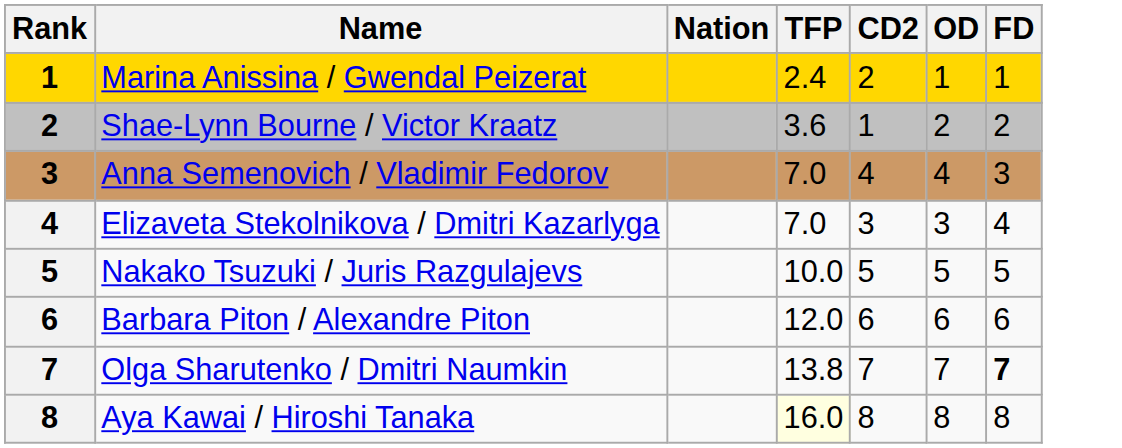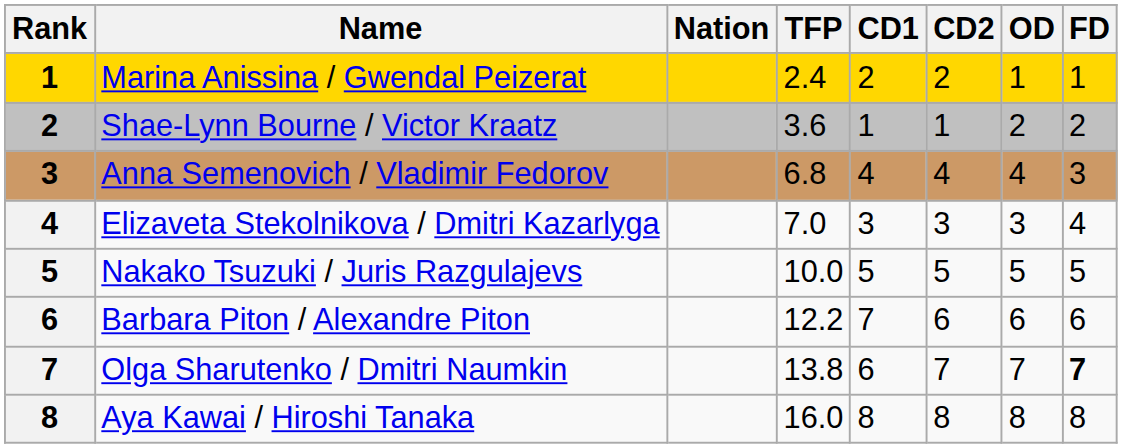+ column: (888, 28)
(805, 175) 7.0 -> (805, 175) 6.8
(813, 321) 12.0 -> (813, 321) 12.2
(813, 418) lightyellow background -> (813, 418) no background
